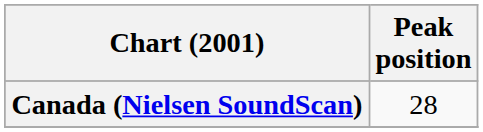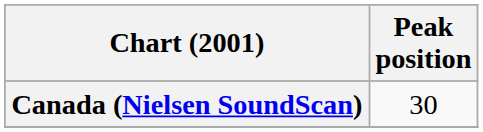(423, 103) 28 -> (423, 103) 30
